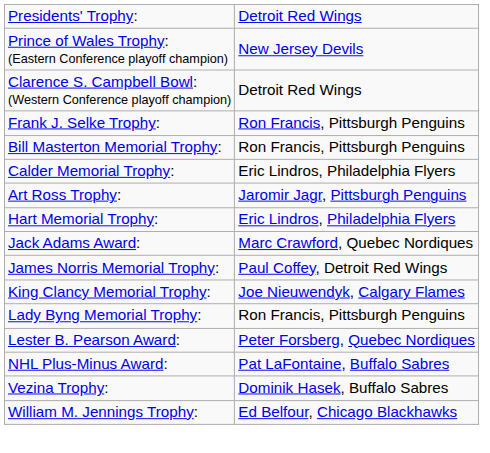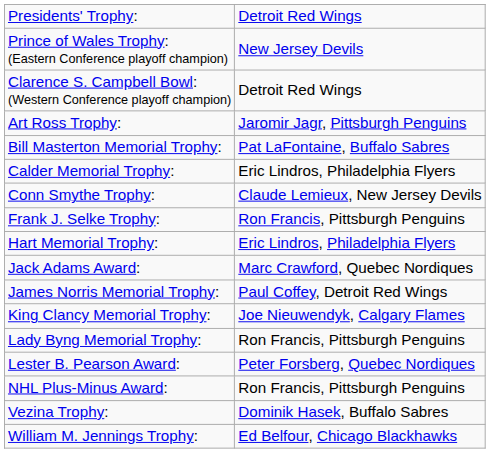rows swapped: (65, 195) <-> (84, 123)
(352, 147) Ron Francis, Pittsburgh Penguins -> (344, 147) Pat LaFontaine, Buffalo Sabres
+ row: (81, 195)
(344, 364) Pat LaFontaine, Buffalo Sabres -> (352, 388) Ron Francis, Pittsburgh Penguins
